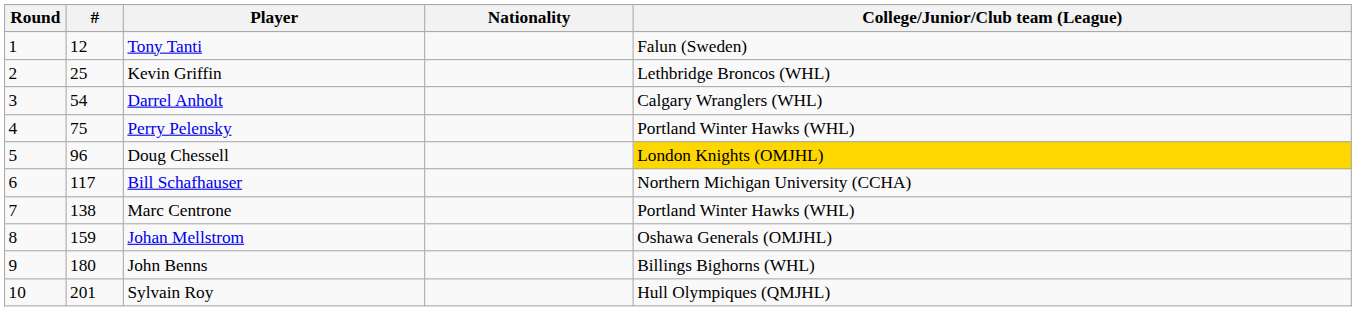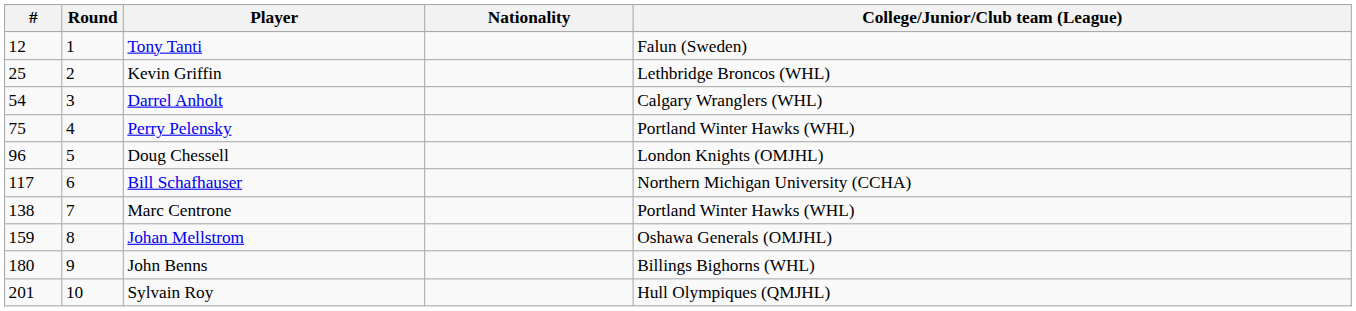columns swapped: (35, 18) <-> (95, 18)
(730, 155) gold background -> (730, 155) no background
